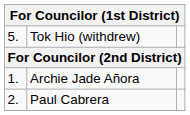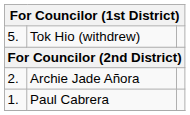(13, 79) 1. -> (13, 79) 2.
(13, 100) 2. -> (13, 100) 1.
